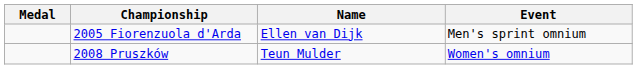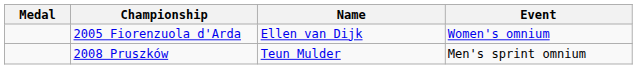(517, 34) Men's sprint omnium -> (499, 34) Women's omnium
(499, 54) Women's omnium -> (517, 54) Men's sprint omnium
